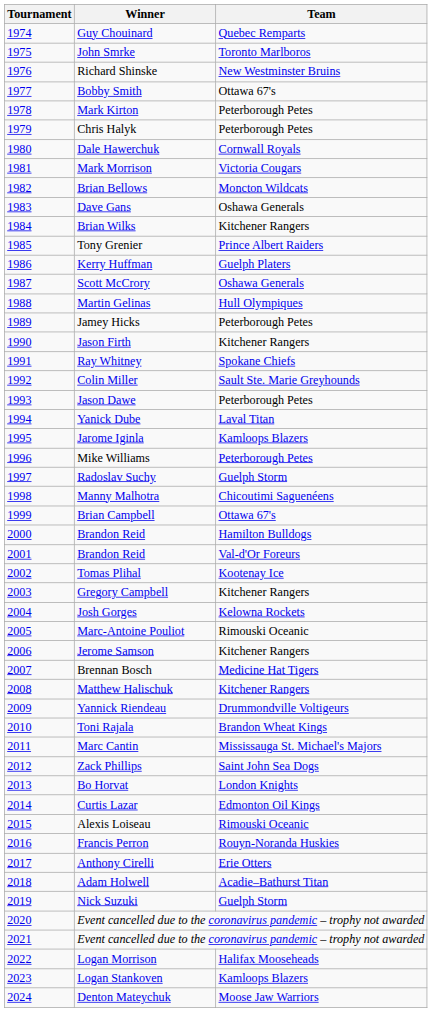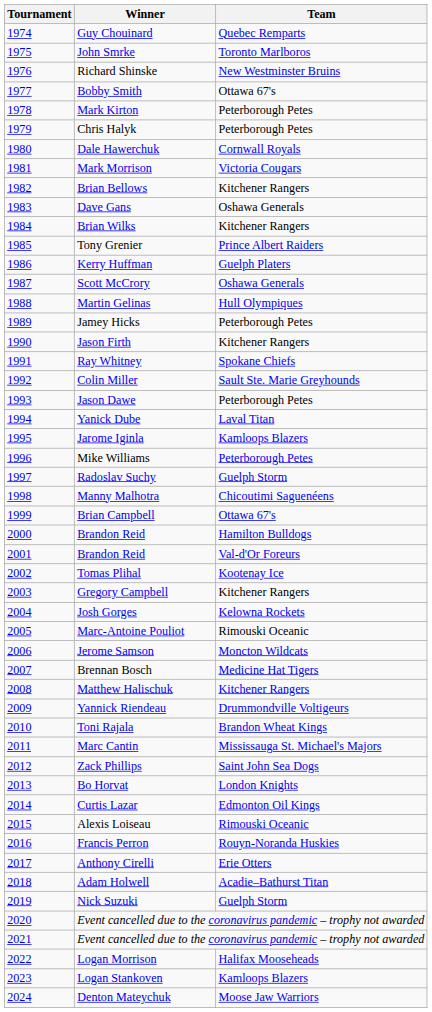(263, 187) Moncton Wildcats -> (264, 187) Kitchener Rangers
(264, 650) Kitchener Rangers -> (263, 650) Moncton Wildcats
